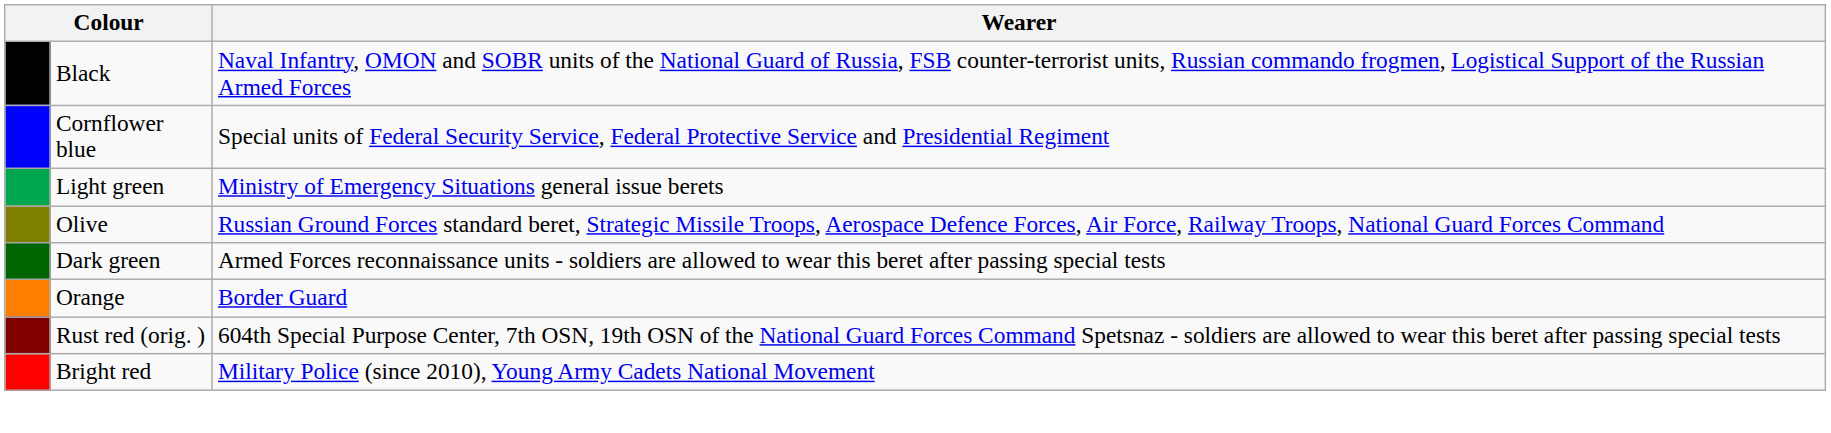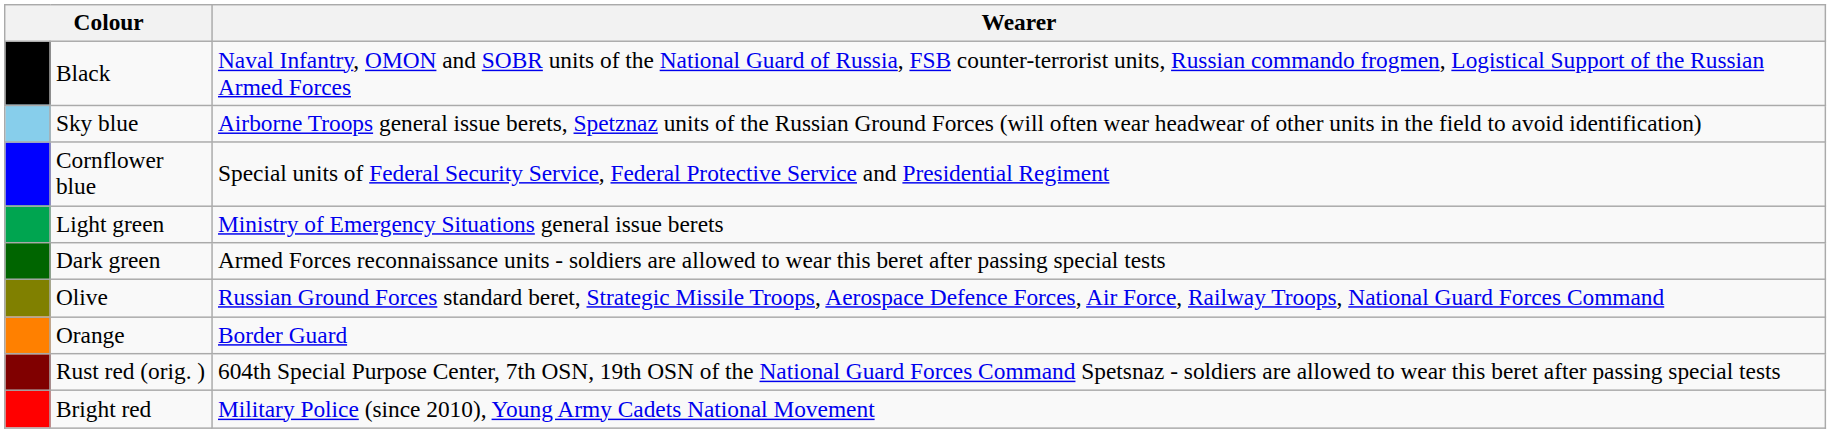+ row: (97, 123)
rows swapped: (108, 260) <-> (82, 223)
